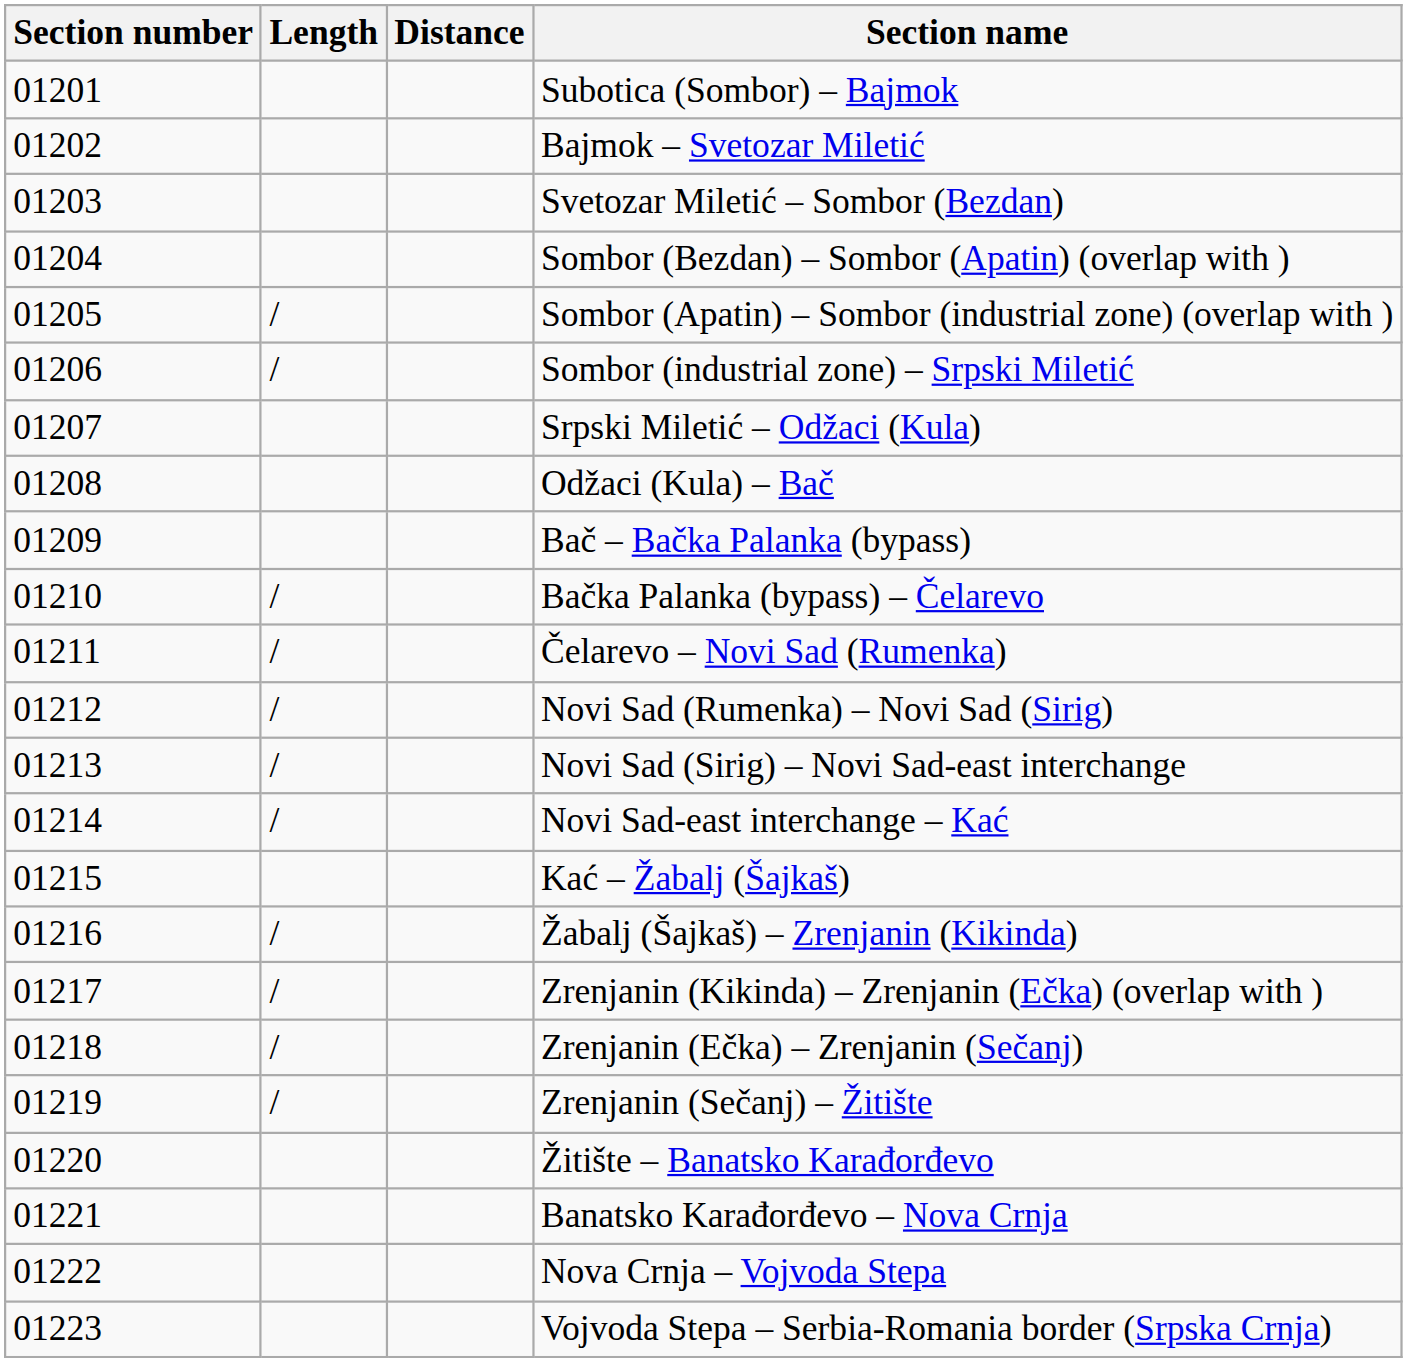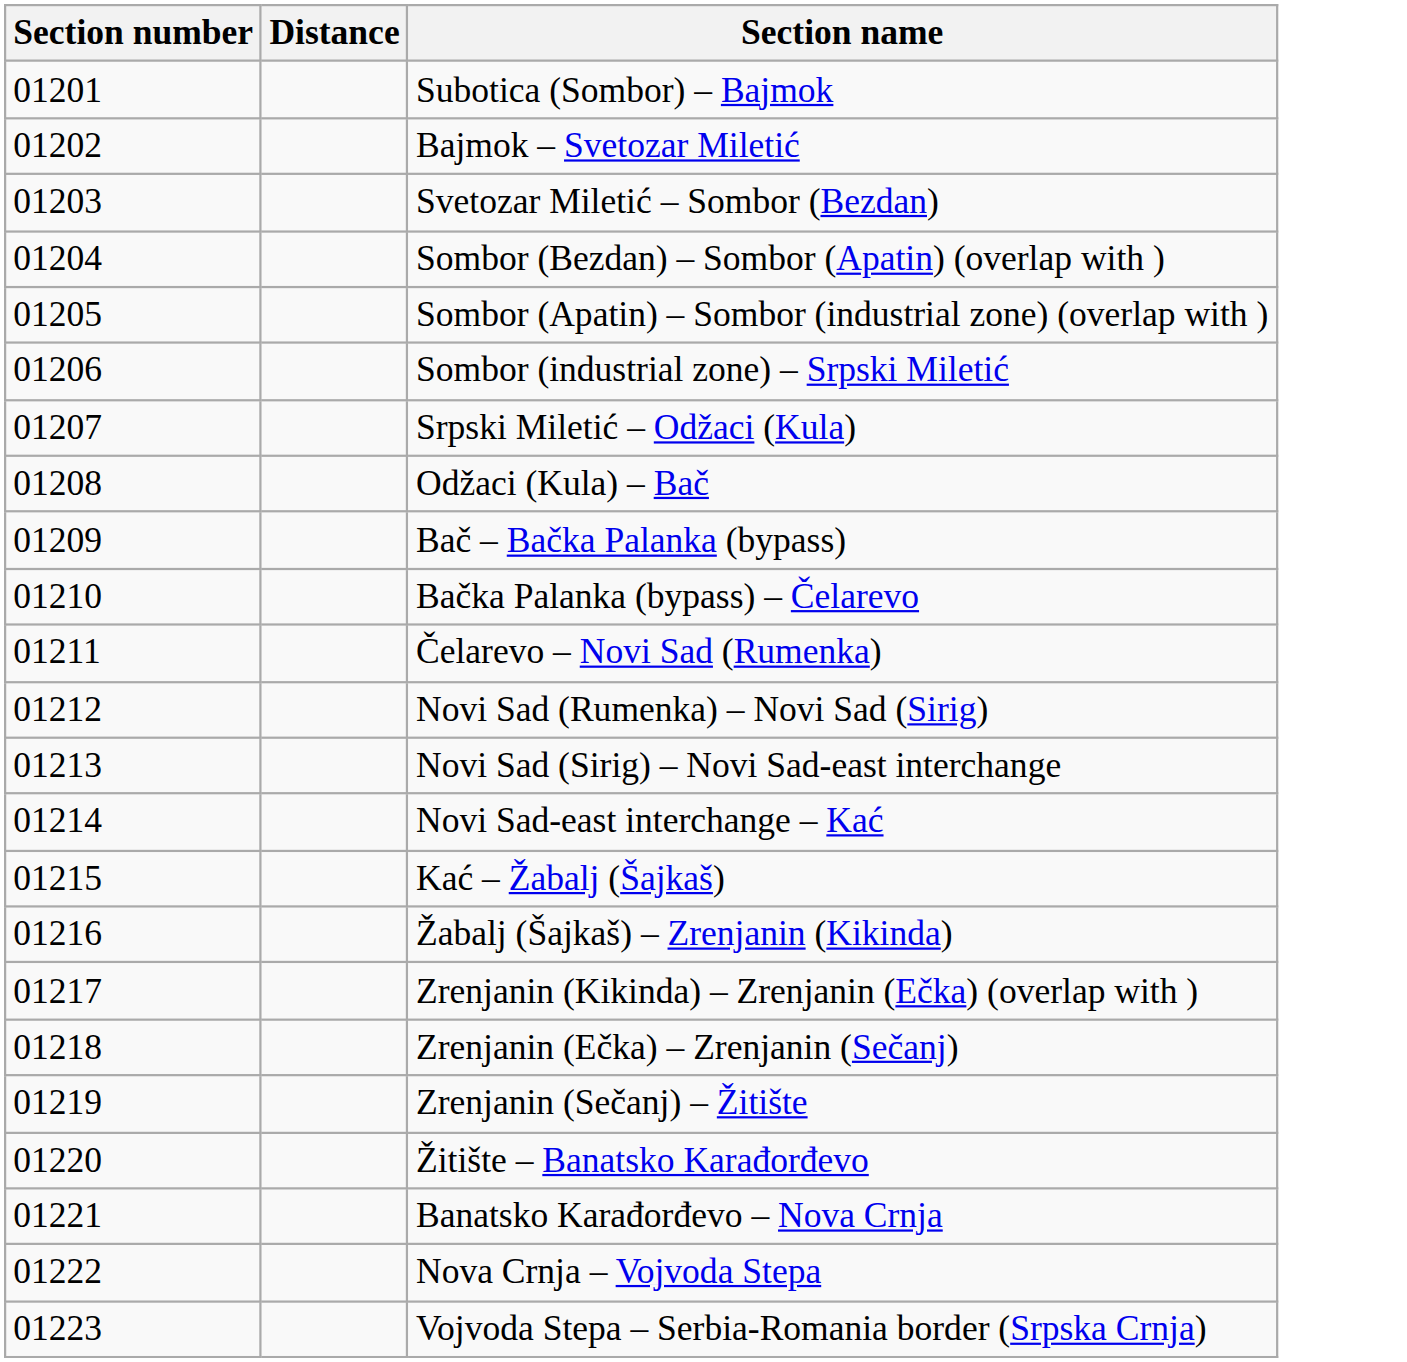- column: (324, 32)
